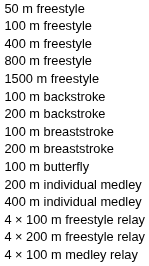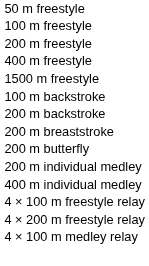+ row: (48, 43)
- row: (48, 61)
- row: (59, 131)
- row: (47, 167)
+ row: (47, 149)
